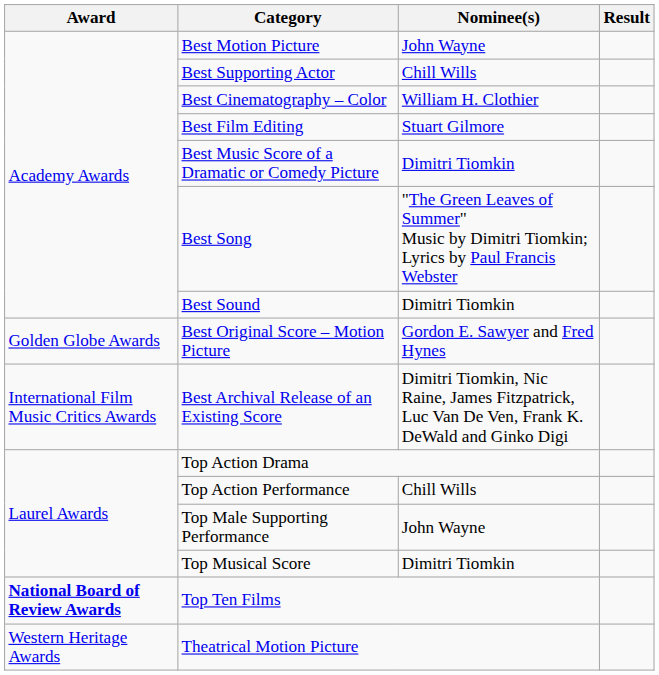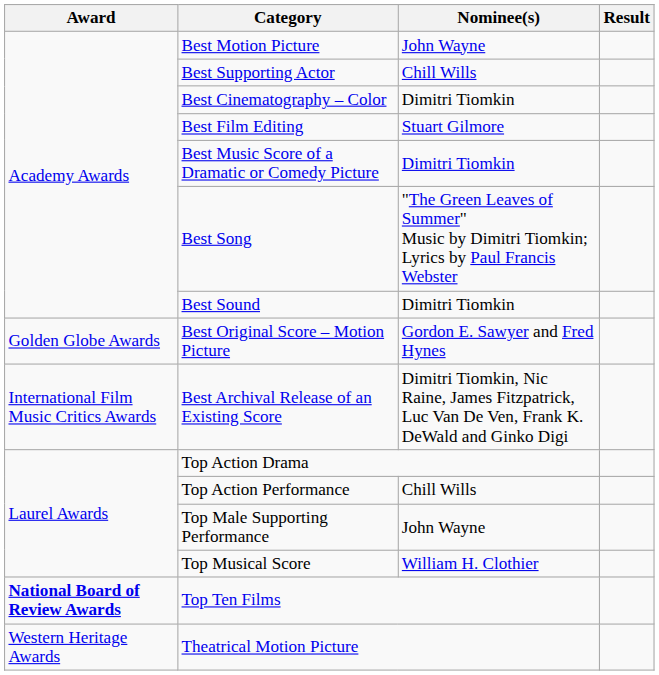(470, 99) William H. Clothier -> (458, 99) Dimitri Tiomkin
(458, 563) Dimitri Tiomkin -> (470, 563) William H. Clothier
